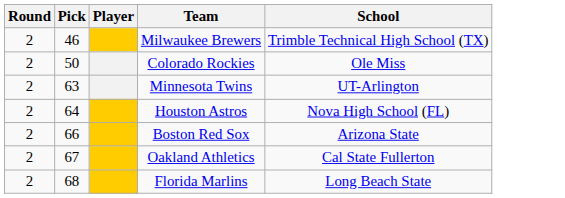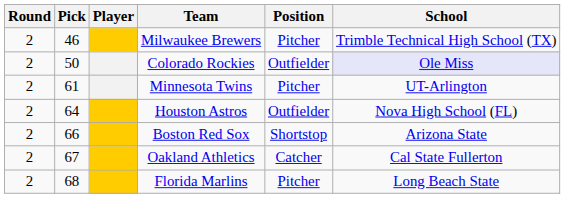+ column: (299, 16)
(378, 63) no background -> (446, 63) lavender background
(72, 87) 63 -> (72, 87) 61
